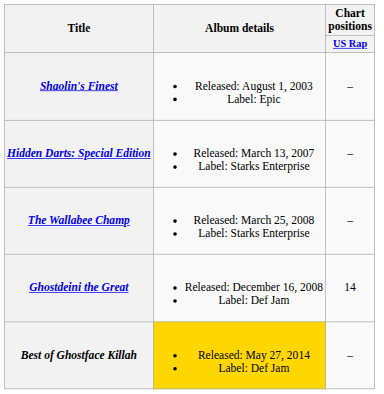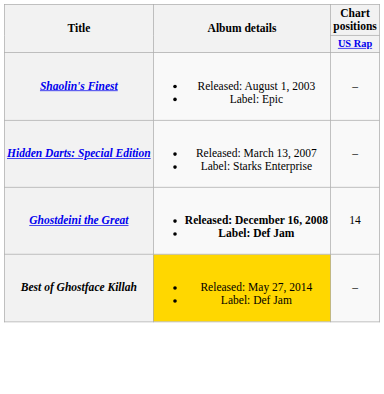- row: (79, 220)
(240, 294) normal -> (242, 227) bold
